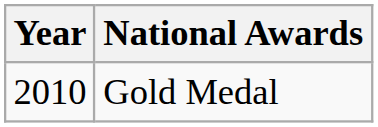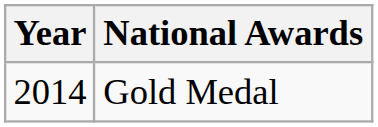(50, 91) 2010 -> (50, 91) 2014
